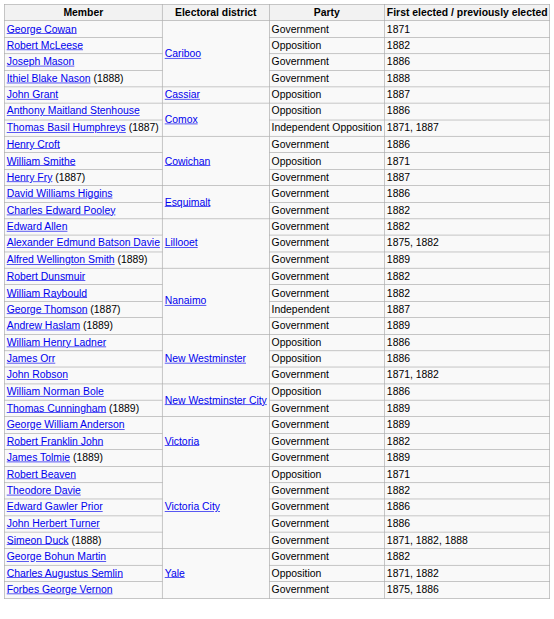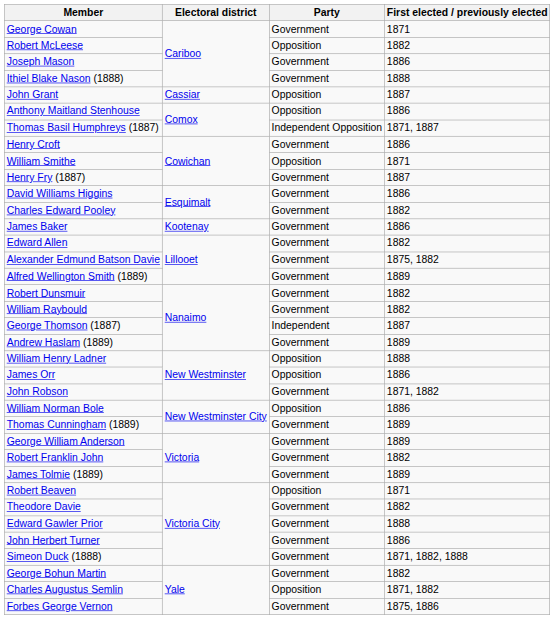+ row: (37, 227)
(398, 342) 1886 -> (398, 359) 1888
(398, 507) 1886 -> (398, 524) 1888
